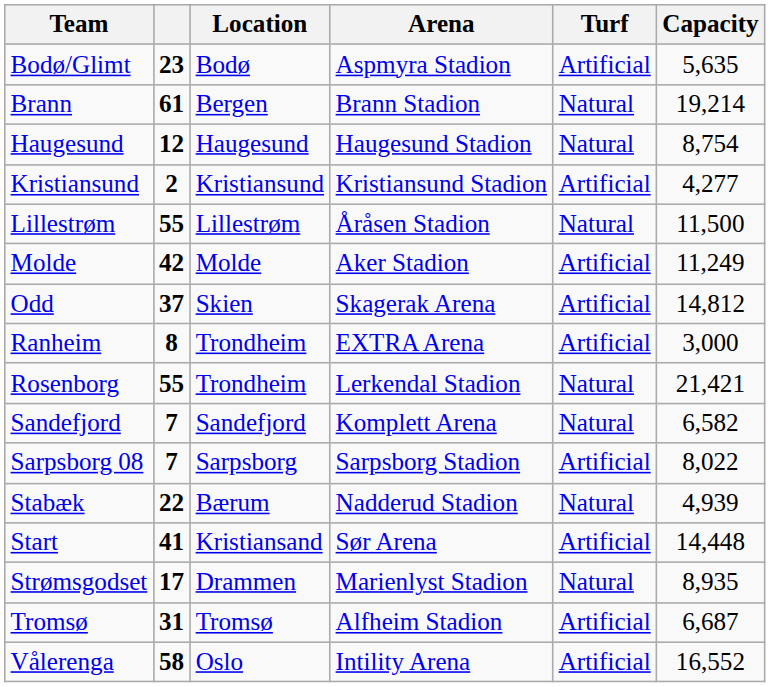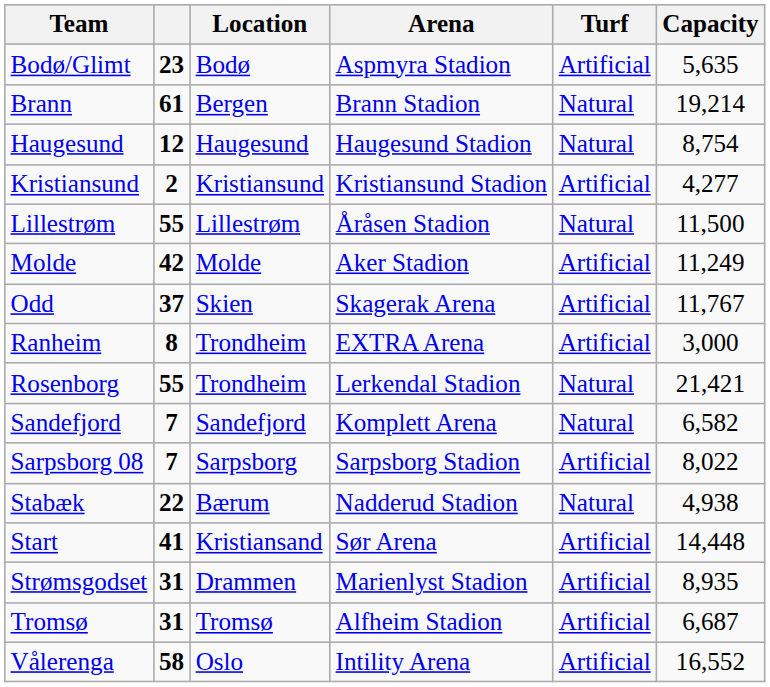(710, 303) 14,812 -> (710, 303) 11,767
(710, 502) 4,939 -> (710, 502) 4,938
(171, 582) 17 -> (171, 582) 31
(596, 582) Natural -> (605, 582) Artificial
